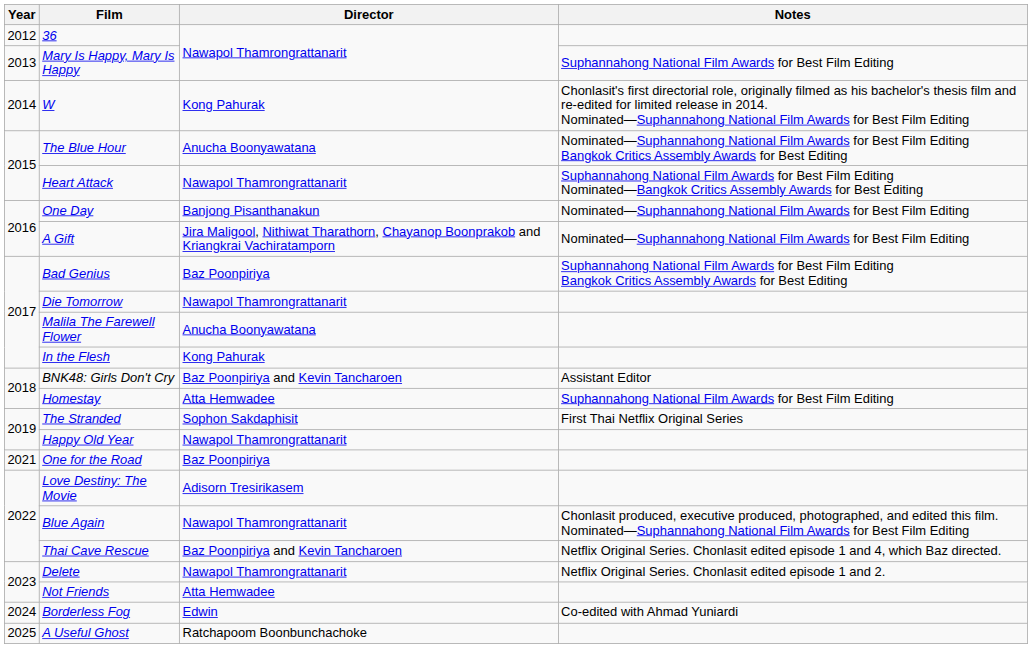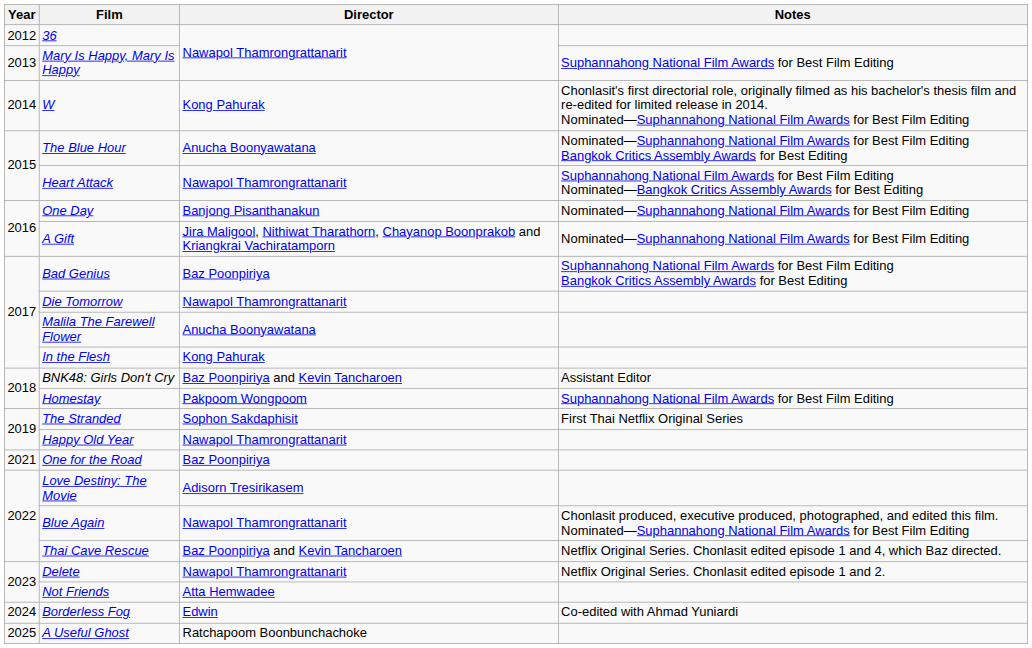(229, 398) Atta Hemwadee -> (245, 398) Pakpoom Wongpoom
